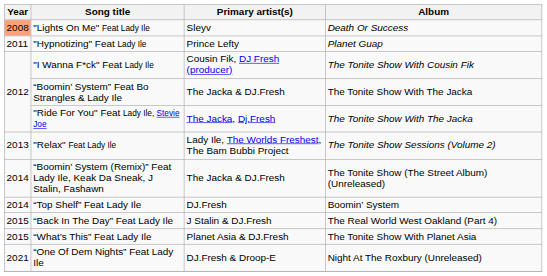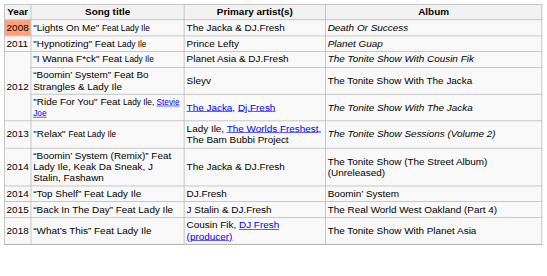(199, 28) Sleyv -> (236, 28) The Jacka & DJ.Fresh
(233, 65) Cousin Fik, DJ Fresh (producer) -> (238, 59) Planet Asia & DJ.Fresh
(236, 92) The Jacka & DJ.Fresh -> (199, 80) Sleyv
(18, 236) 2015 -> (18, 231) 2018
(238, 236) Planet Asia & DJ.Fresh -> (233, 231) Cousin Fik, DJ Fresh (producer)
- row: (103, 257)
